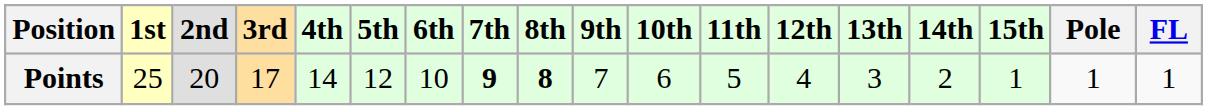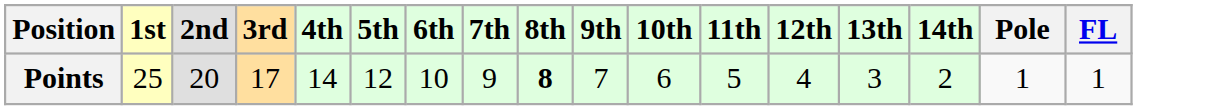- column: (1016, 28)
(489, 78) bold -> (489, 78) normal
